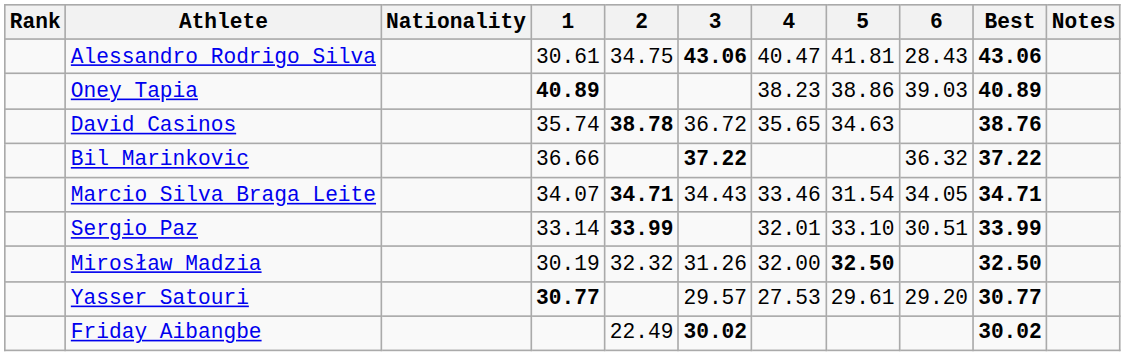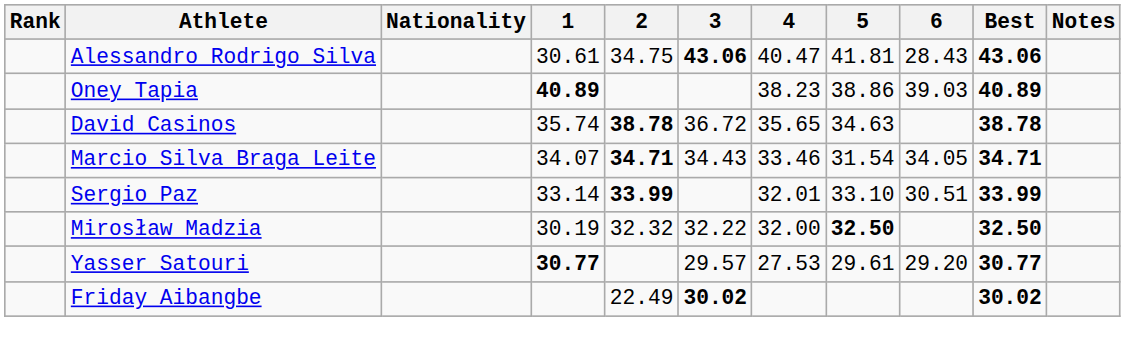(1010, 126) 38.76 -> (1010, 126) 38.78
- row: (160, 160)
(715, 264) 31.26 -> (715, 229) 32.22
